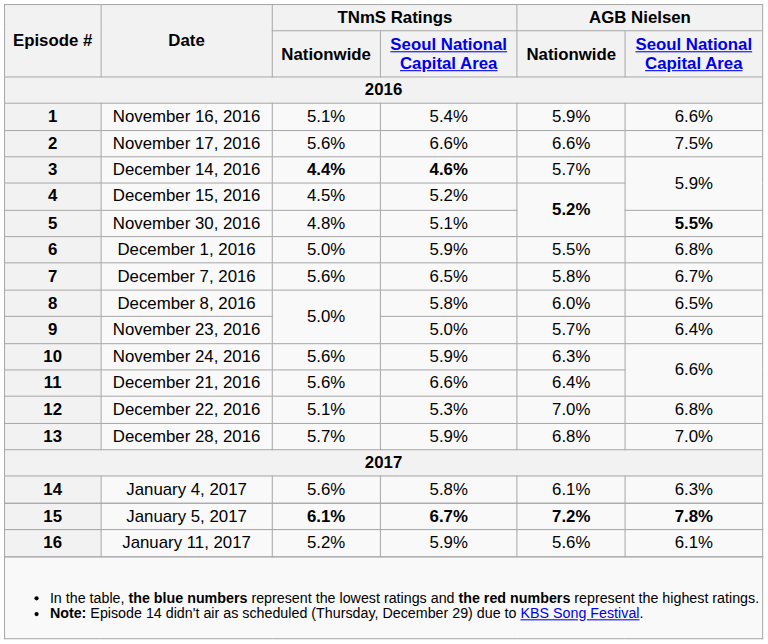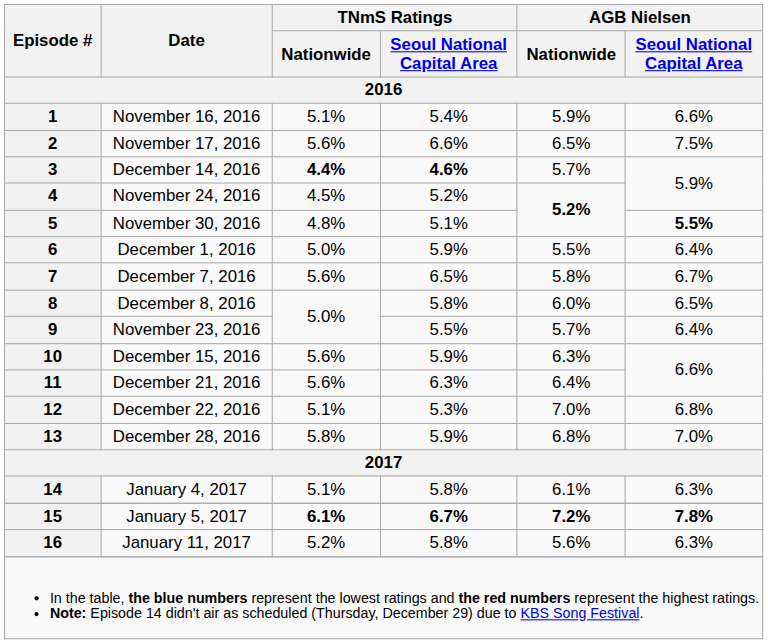(571, 143) 6.6% -> (571, 143) 6.5%
(187, 196) December 15, 2016 -> (187, 196) November 24, 2016
(694, 249) 6.8% -> (694, 249) 6.4%
(449, 329) 5.0% -> (449, 329) 5.5%
(187, 356) November 24, 2016 -> (187, 356) December 15, 2016
(449, 383) 6.6% -> (449, 383) 6.3%
(326, 436) 5.7% -> (326, 436) 5.8%
(326, 489) 5.6% -> (326, 489) 5.1%
(449, 542) 5.9% -> (449, 542) 5.8%
(694, 542) 6.1% -> (694, 542) 6.3%
